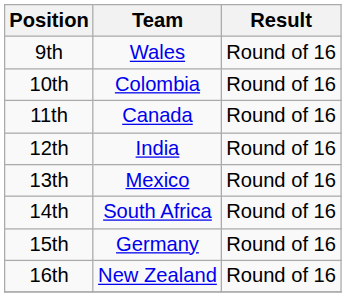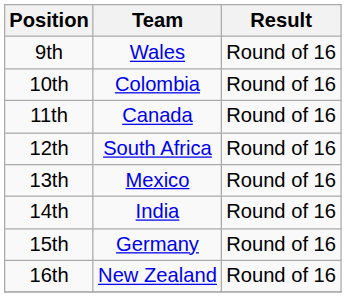(157, 148) India -> (157, 148) South Africa
(157, 212) South Africa -> (157, 212) India
